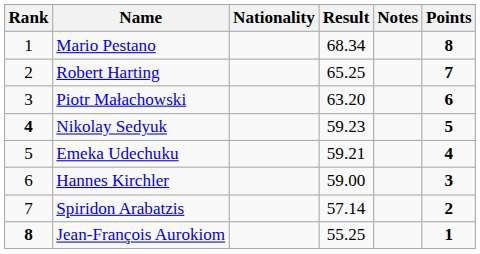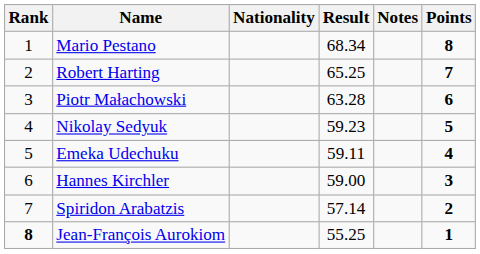(346, 99) 63.20 -> (346, 99) 63.28
(28, 126) bold -> (28, 126) normal
(346, 153) 59.21 -> (346, 153) 59.11
